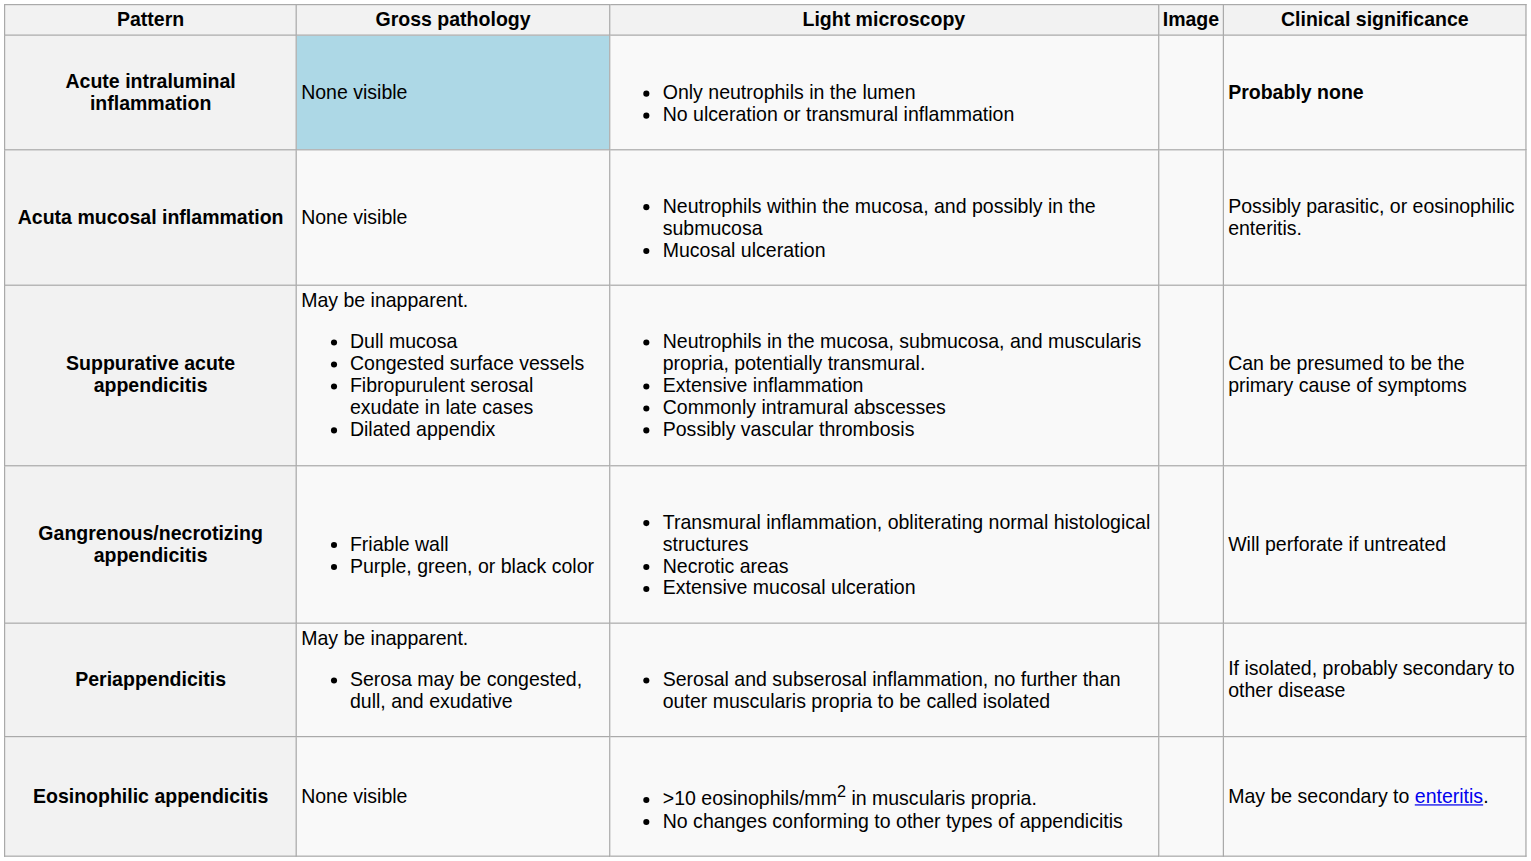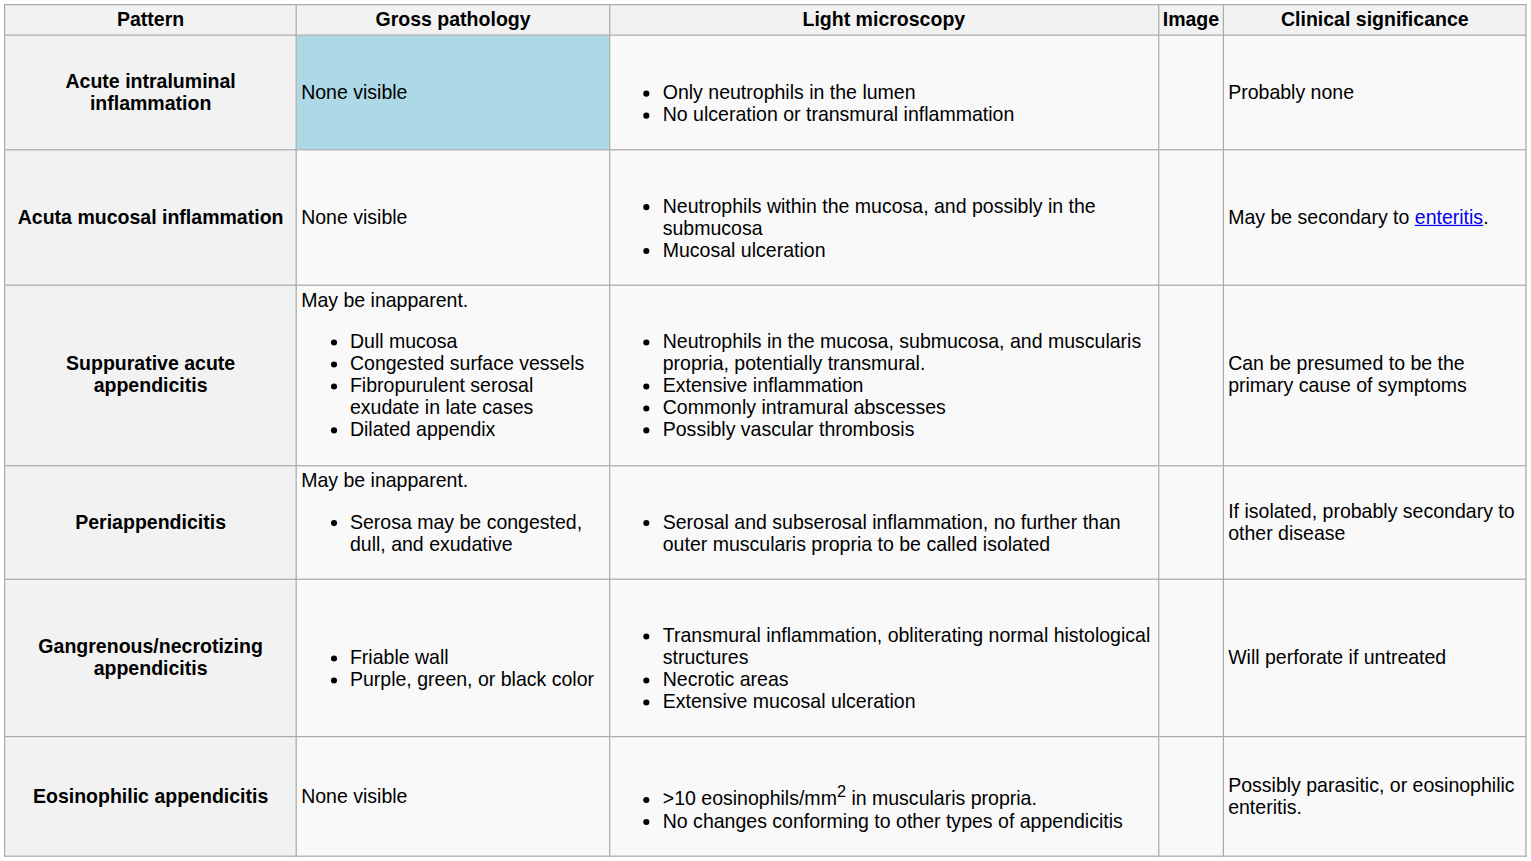(1296, 92) bold -> (1291, 92) normal
(1371, 217) Possibly parasitic, or eosinophilic enteritis. -> (1358, 217) May be secondary to enteritis.
rows swapped: (151, 543) <-> (151, 679)
(1358, 796) May be secondary to enteritis. -> (1371, 796) Possibly parasitic, or eosinophilic enteritis.
